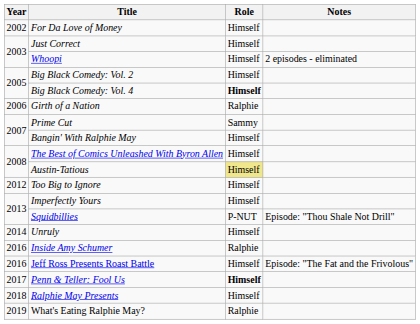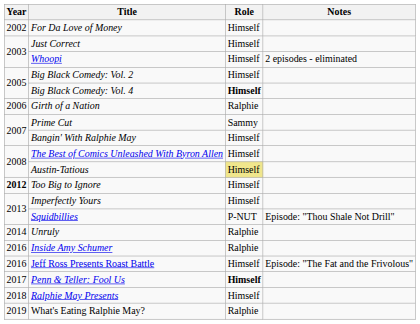(17, 185) normal -> (17, 185) bold
(244, 232) Himself -> (243, 232) Ralphie
